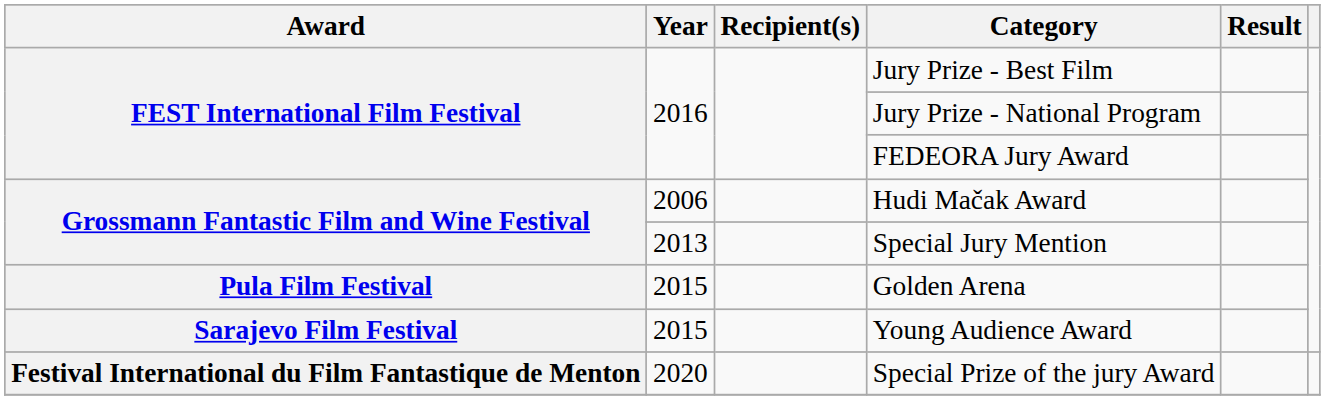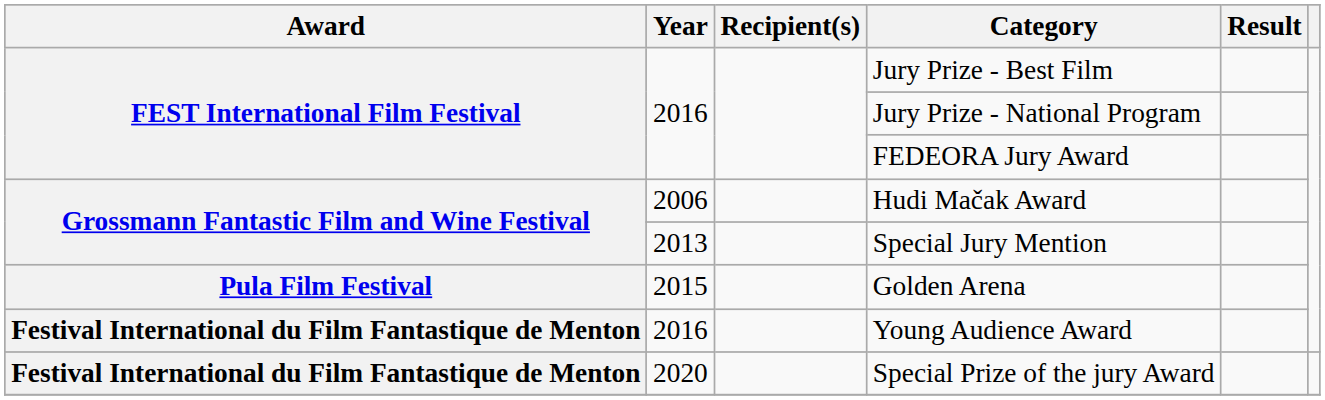(326, 329) Sarajevo Film Festival -> (326, 329) Festival International du Film Fantastique de Menton
(680, 329) 2015 -> (680, 329) 2016
